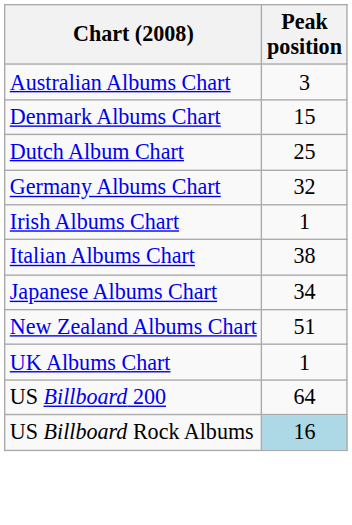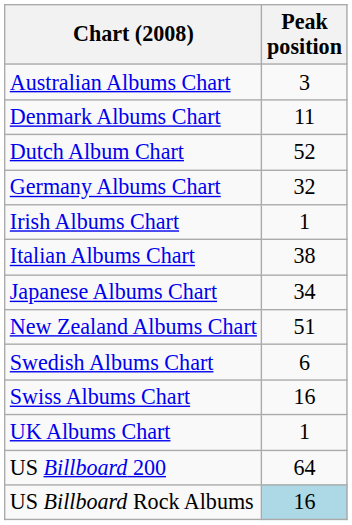(305, 116) 15 -> (305, 116) 11
(305, 151) 25 -> (305, 151) 52
+ row: (112, 362)
+ row: (100, 397)
